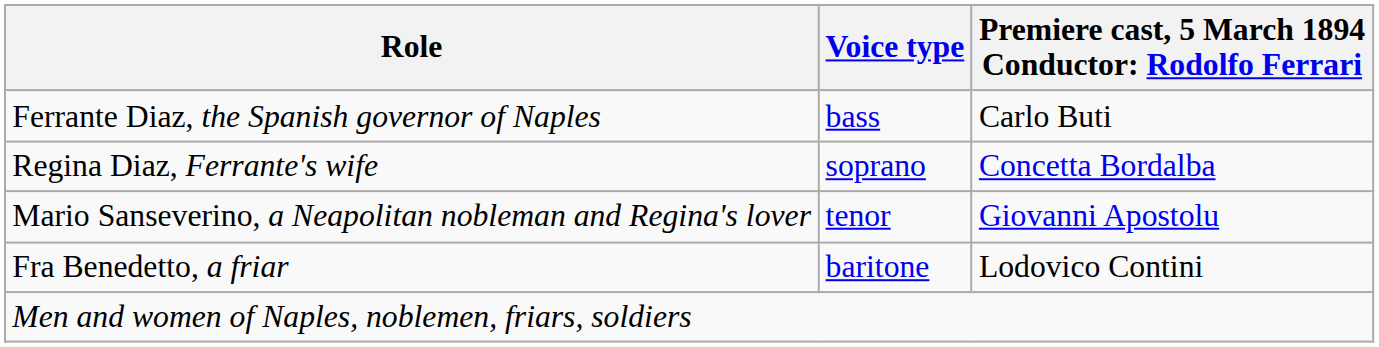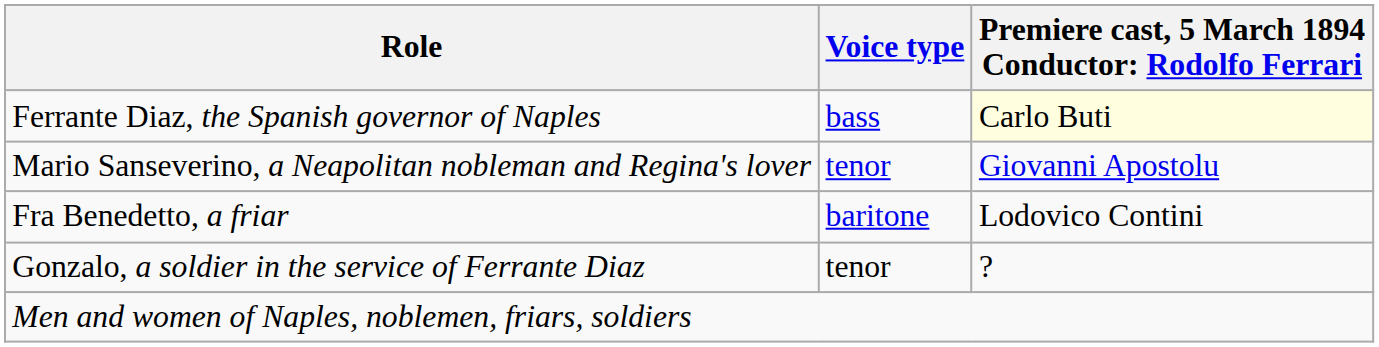(1045, 115) no background -> (1045, 115) lightyellow background
- row: (195, 165)
+ row: (329, 266)
